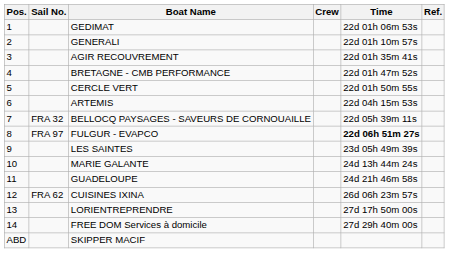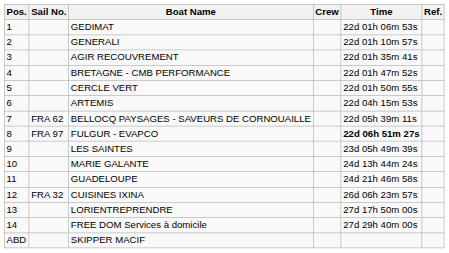(47, 118) FRA 32 -> (47, 118) FRA 62
(47, 194) FRA 62 -> (47, 194) FRA 32
